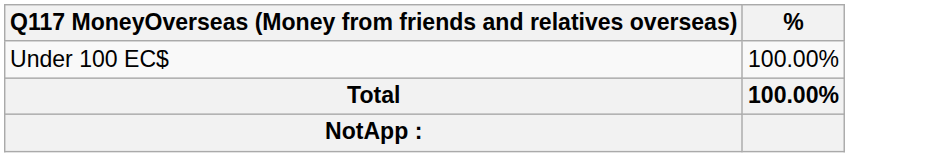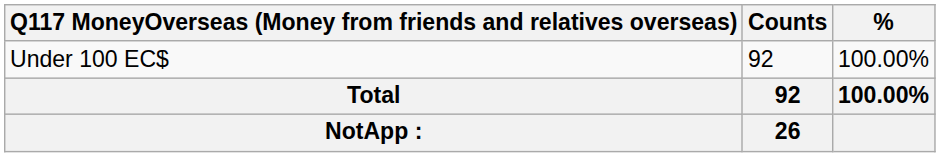+ column: (788, 22)
